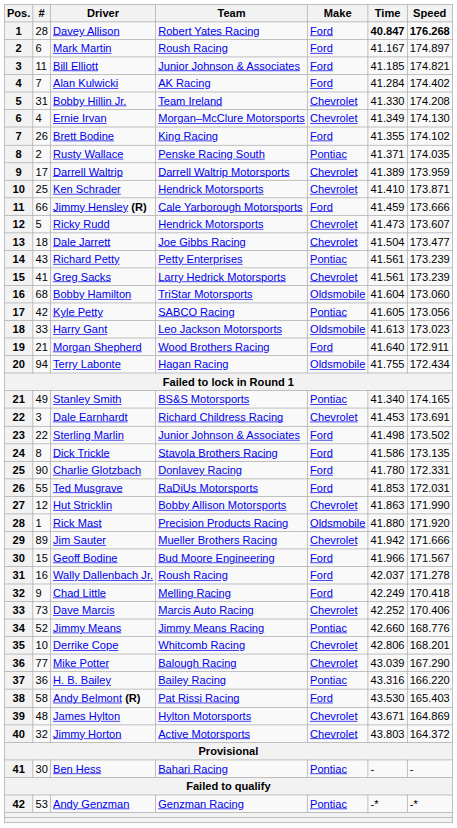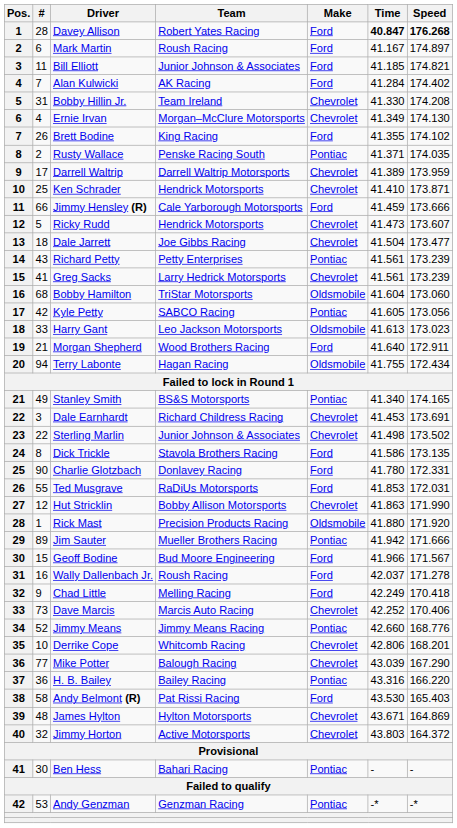(321, 435) Ford -> (334, 435) Chevrolet
(334, 540) Chevrolet -> (329, 540) Pontiac
